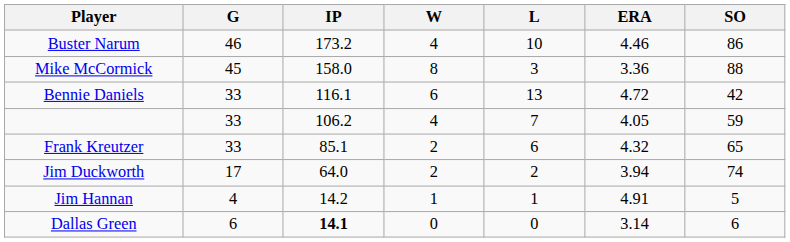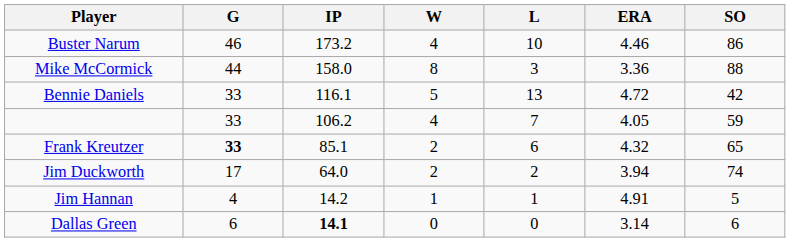(233, 69) 45 -> (233, 69) 44
(434, 95) 6 -> (434, 95) 5
(233, 146) normal -> (233, 146) bold
